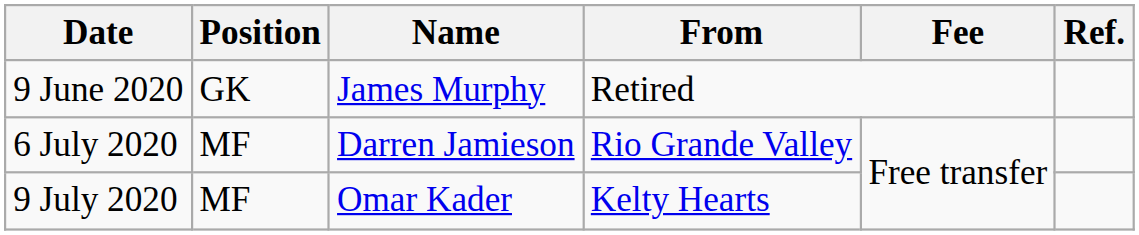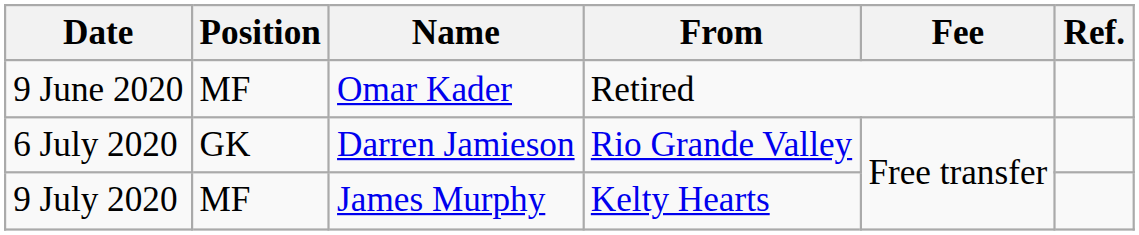(225, 88) GK -> (225, 88) MF
(441, 88) James Murphy -> (425, 88) Omar Kader
(225, 144) MF -> (225, 144) GK
(425, 199) Omar Kader -> (441, 199) James Murphy
